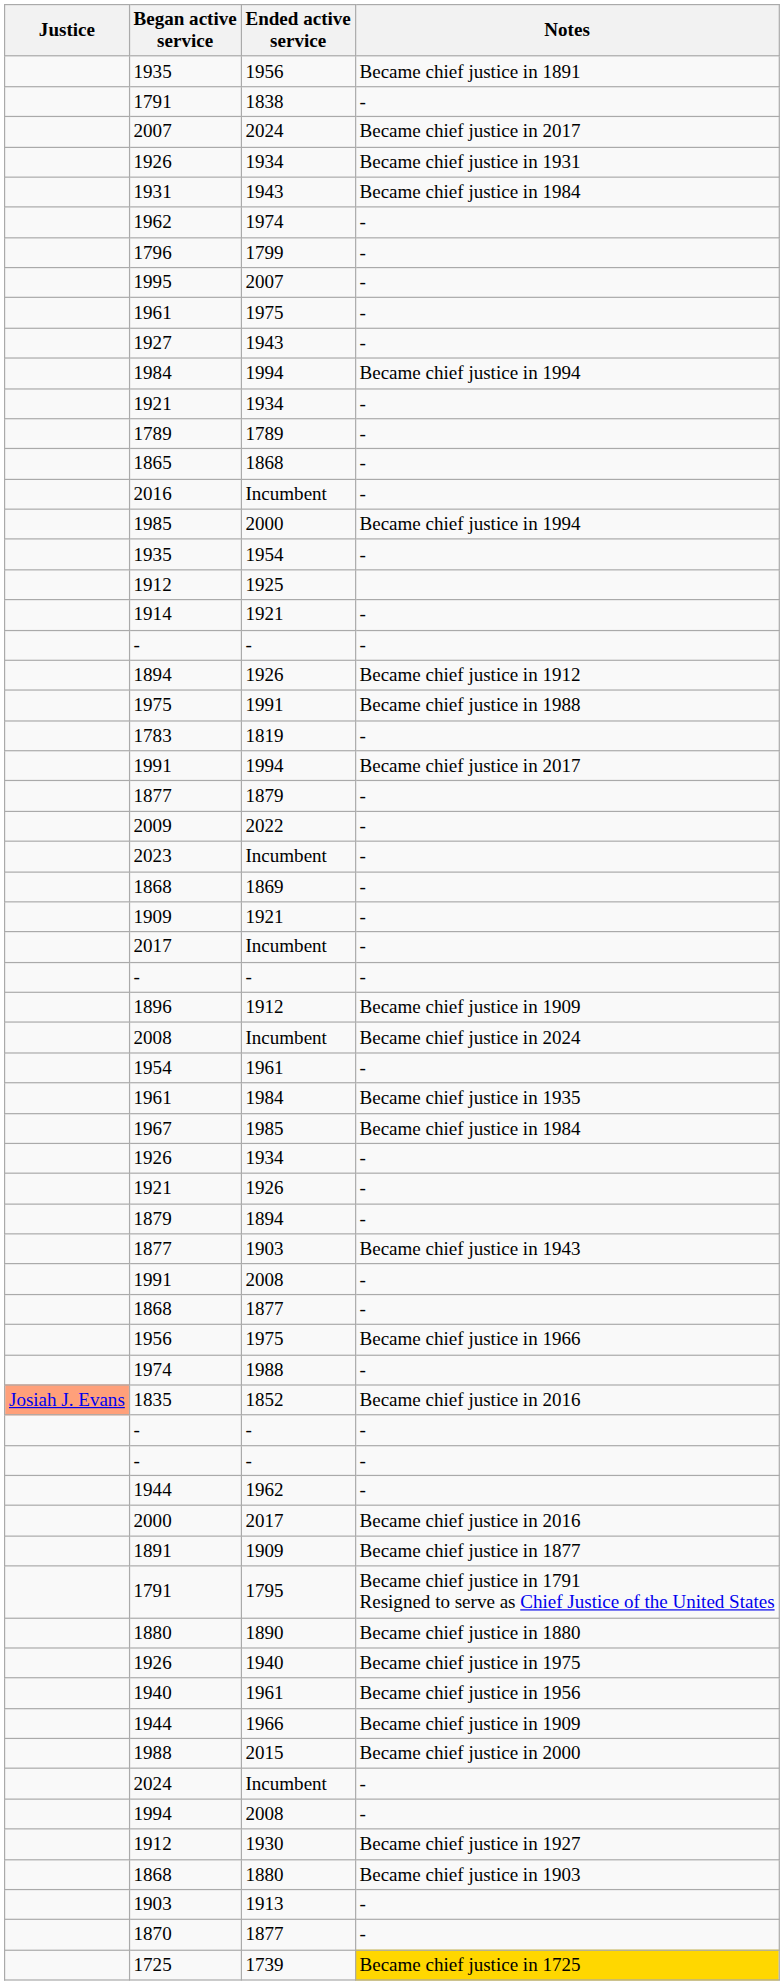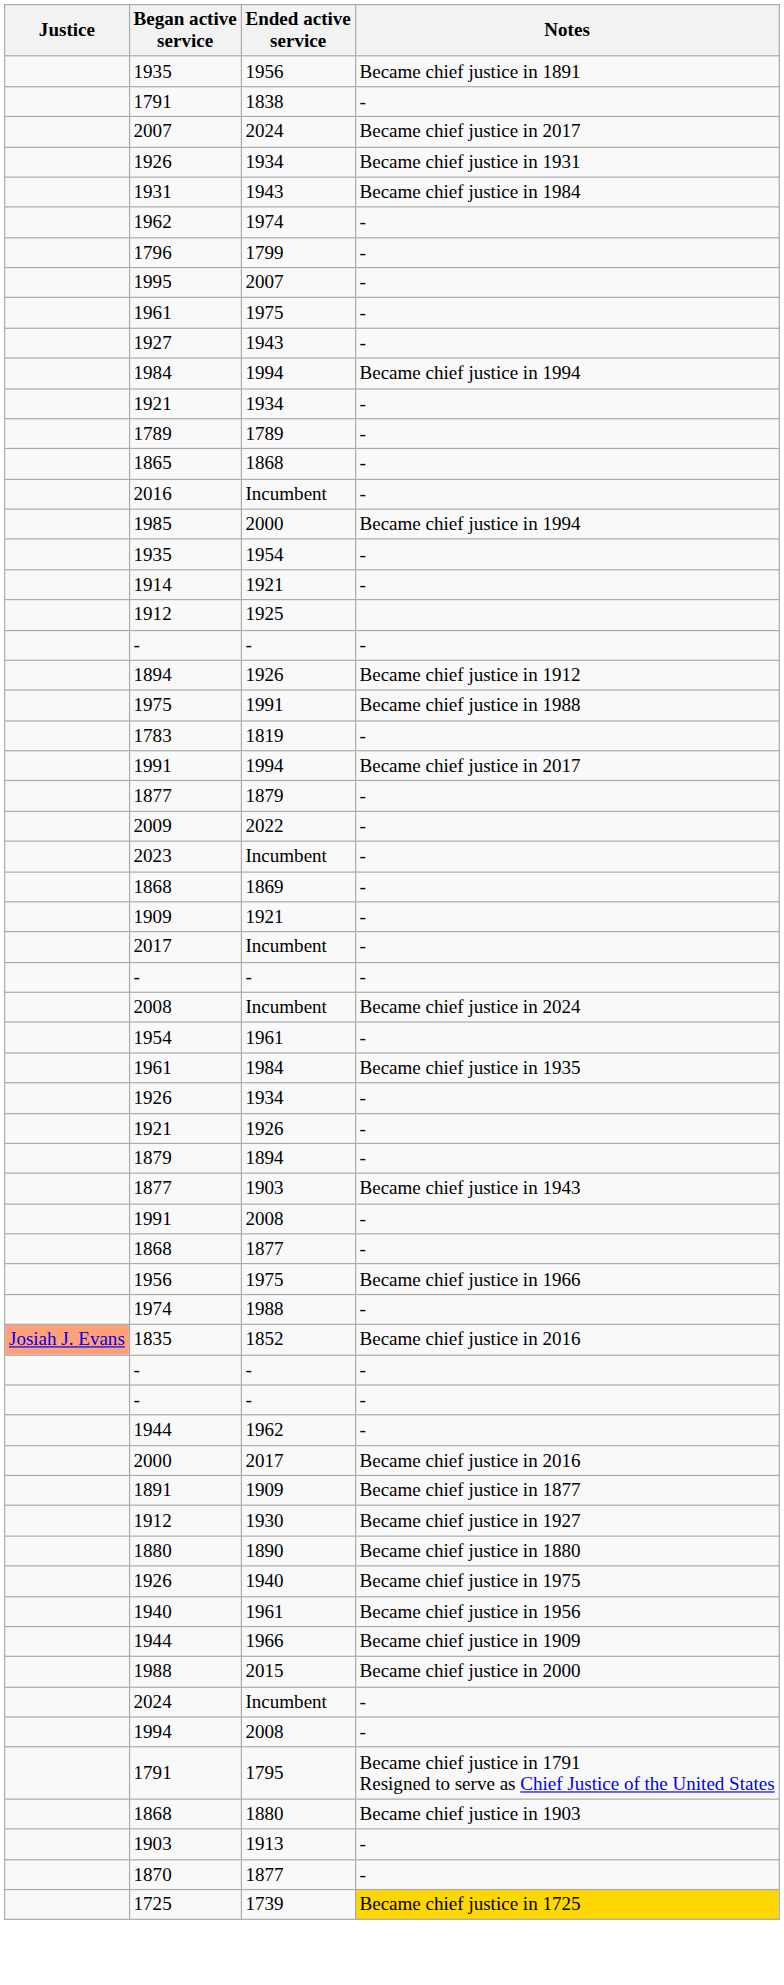rows swapped: (153, 584) <-> (153, 614)
- row: (153, 1007)
- row: (153, 1128)
rows swapped: (153, 1591) <-> (153, 1844)
